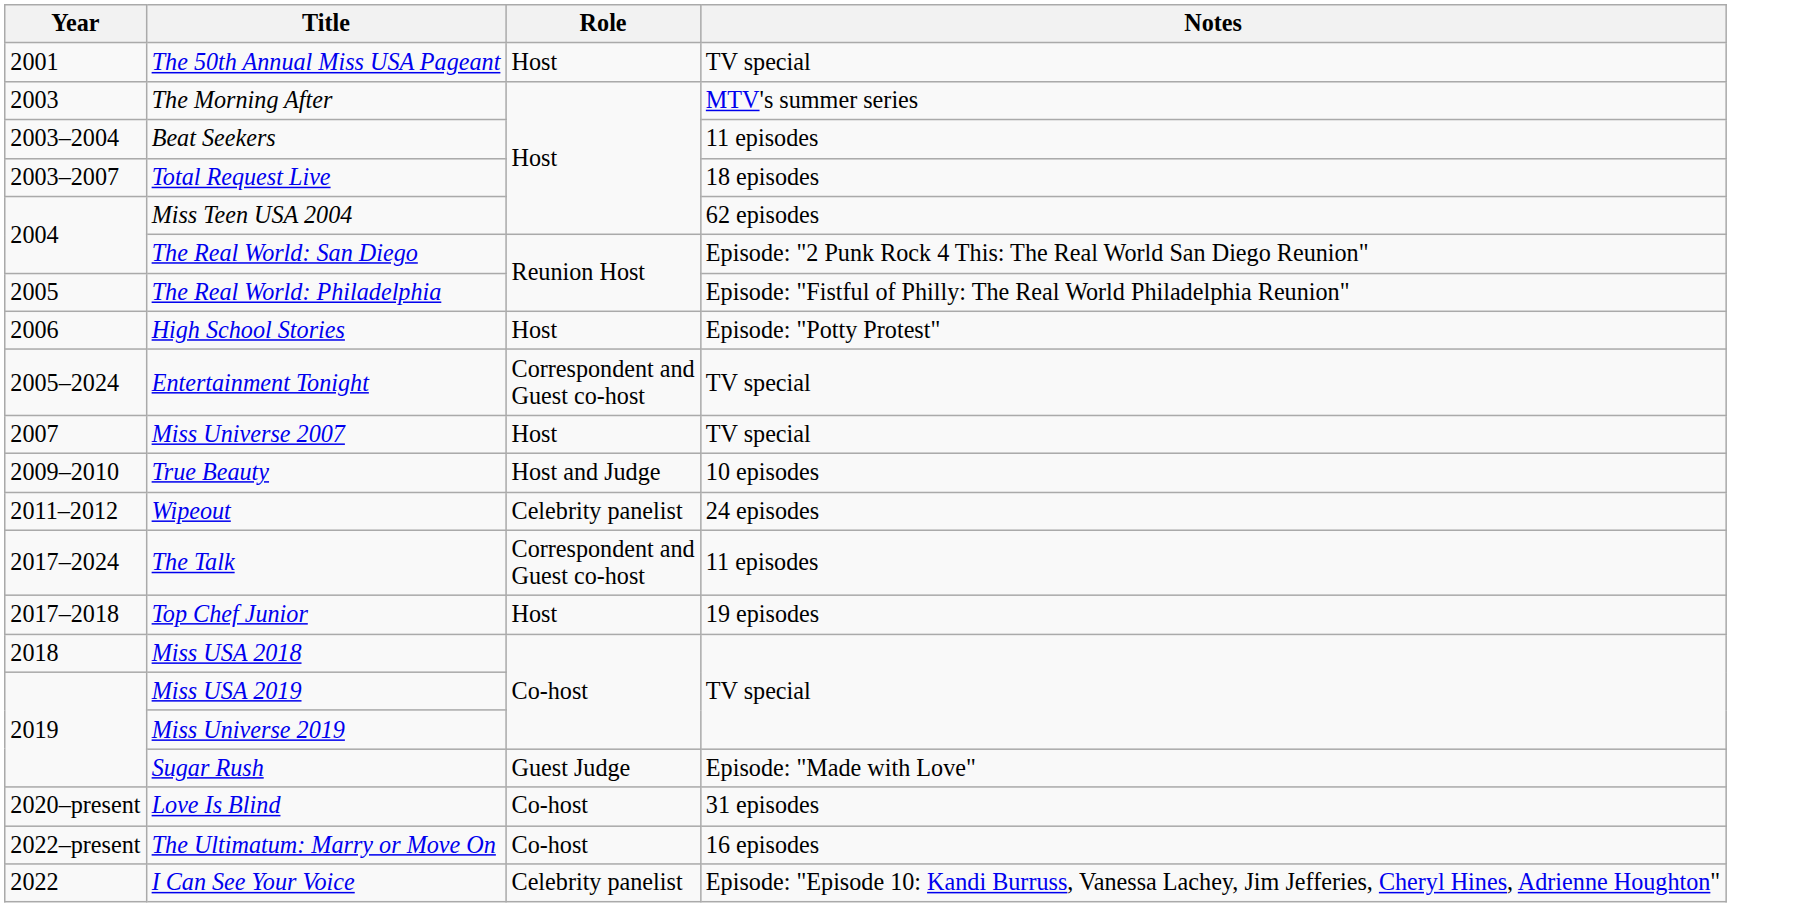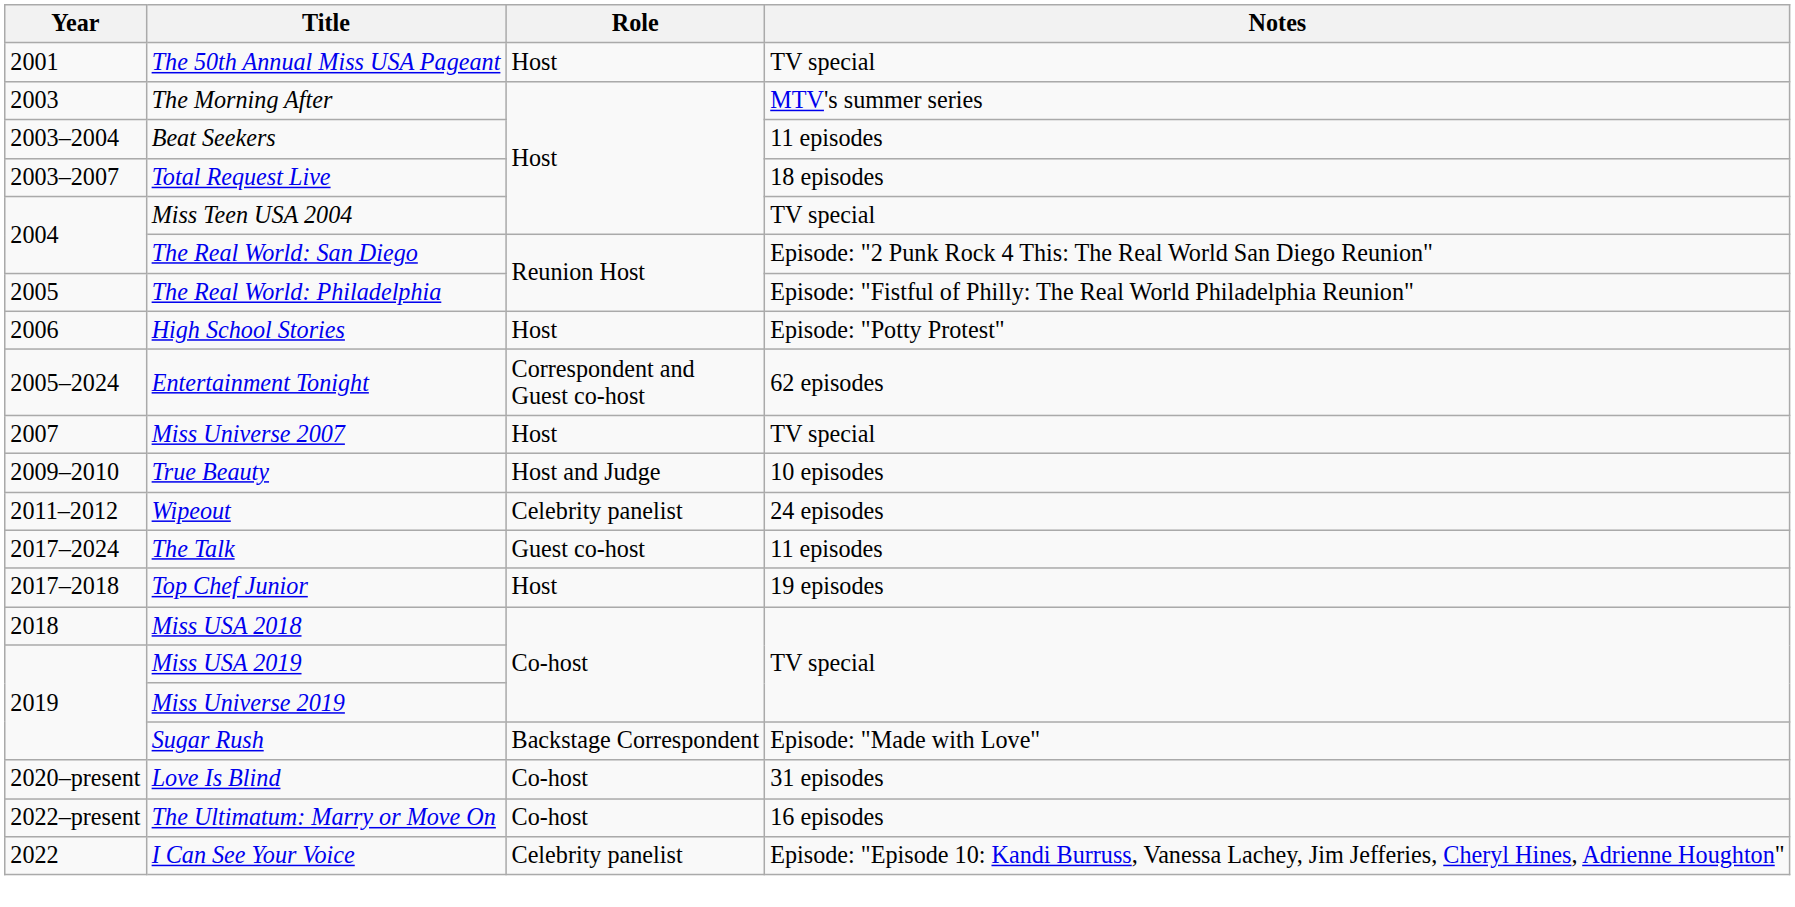(763, 215) 62 episodes -> (823, 215) TV special
(758, 382) TV special -> (827, 382) 62 episodes
(603, 562) Correspondent and Guest co-host -> (578, 548) Guest co-host
(571, 767) Guest Judge -> (635, 740) Backstage Correspondent
